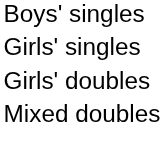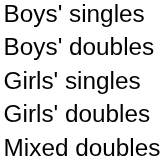+ row: (79, 47)
